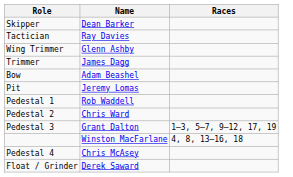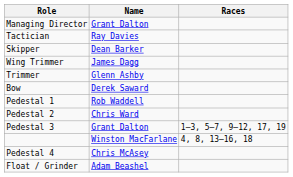+ row: (47, 24)
rows swapped: (23, 24) <-> (28, 37)
(108, 50) Glenn Ashby -> (115, 62) James Dagg
(105, 62) James Dagg -> (117, 75) Glenn Ashby
(110, 75) Adam Beashel -> (120, 88) Derek Saward
- row: (13, 88)
(110, 166) Derek Saward -> (120, 166) Adam Beashel
